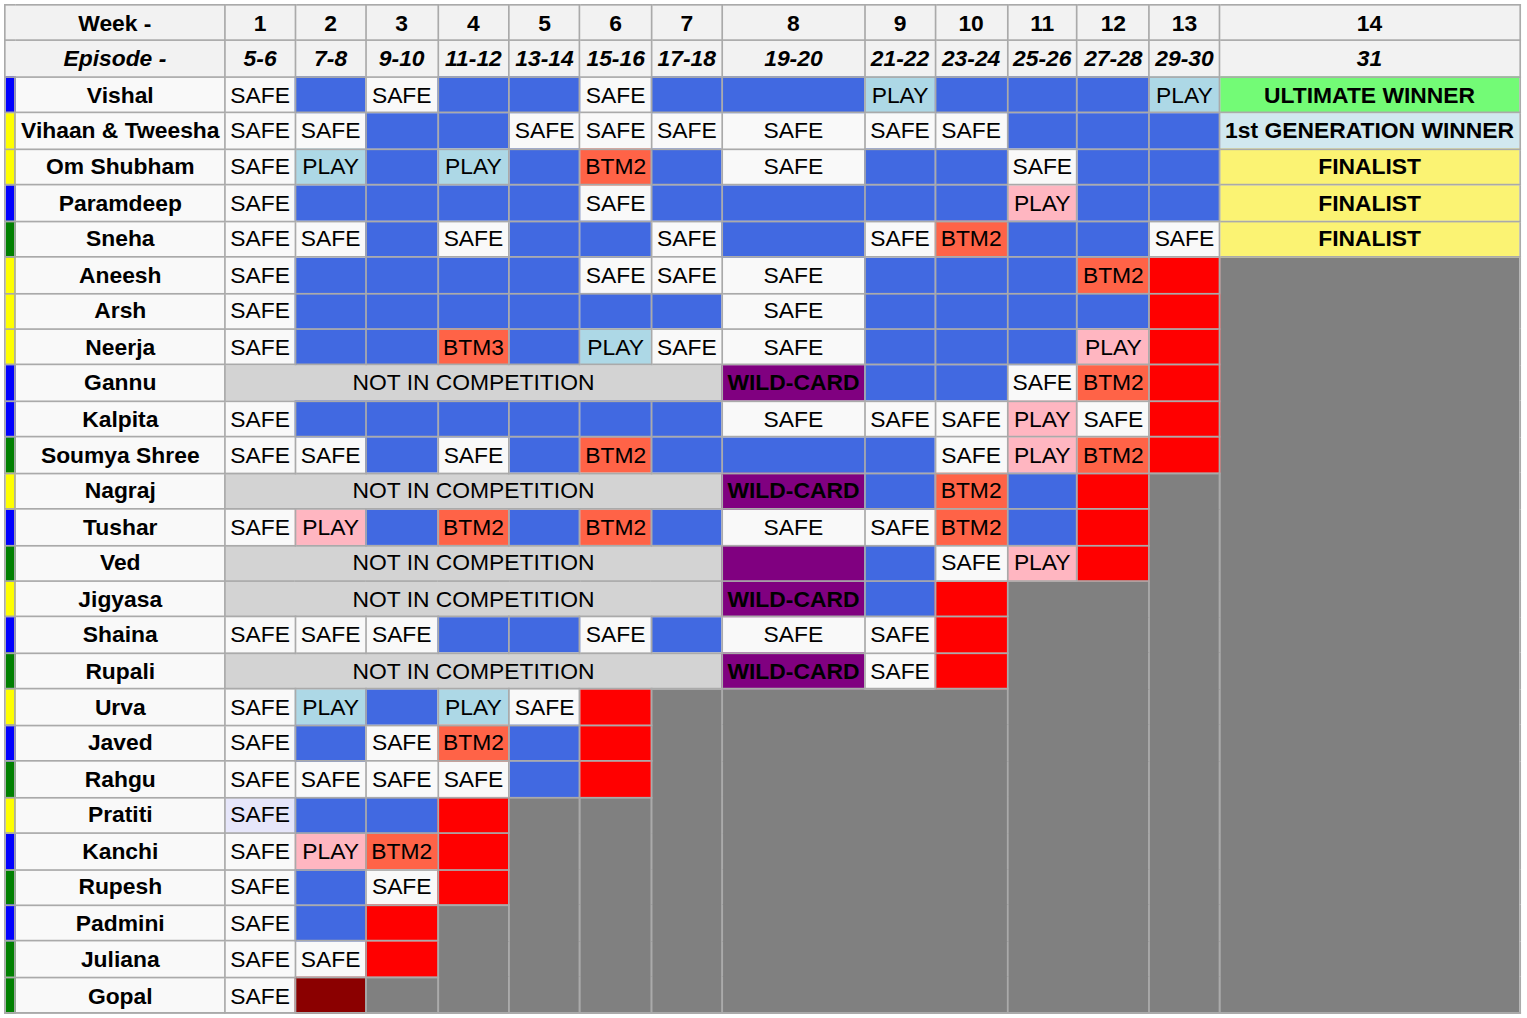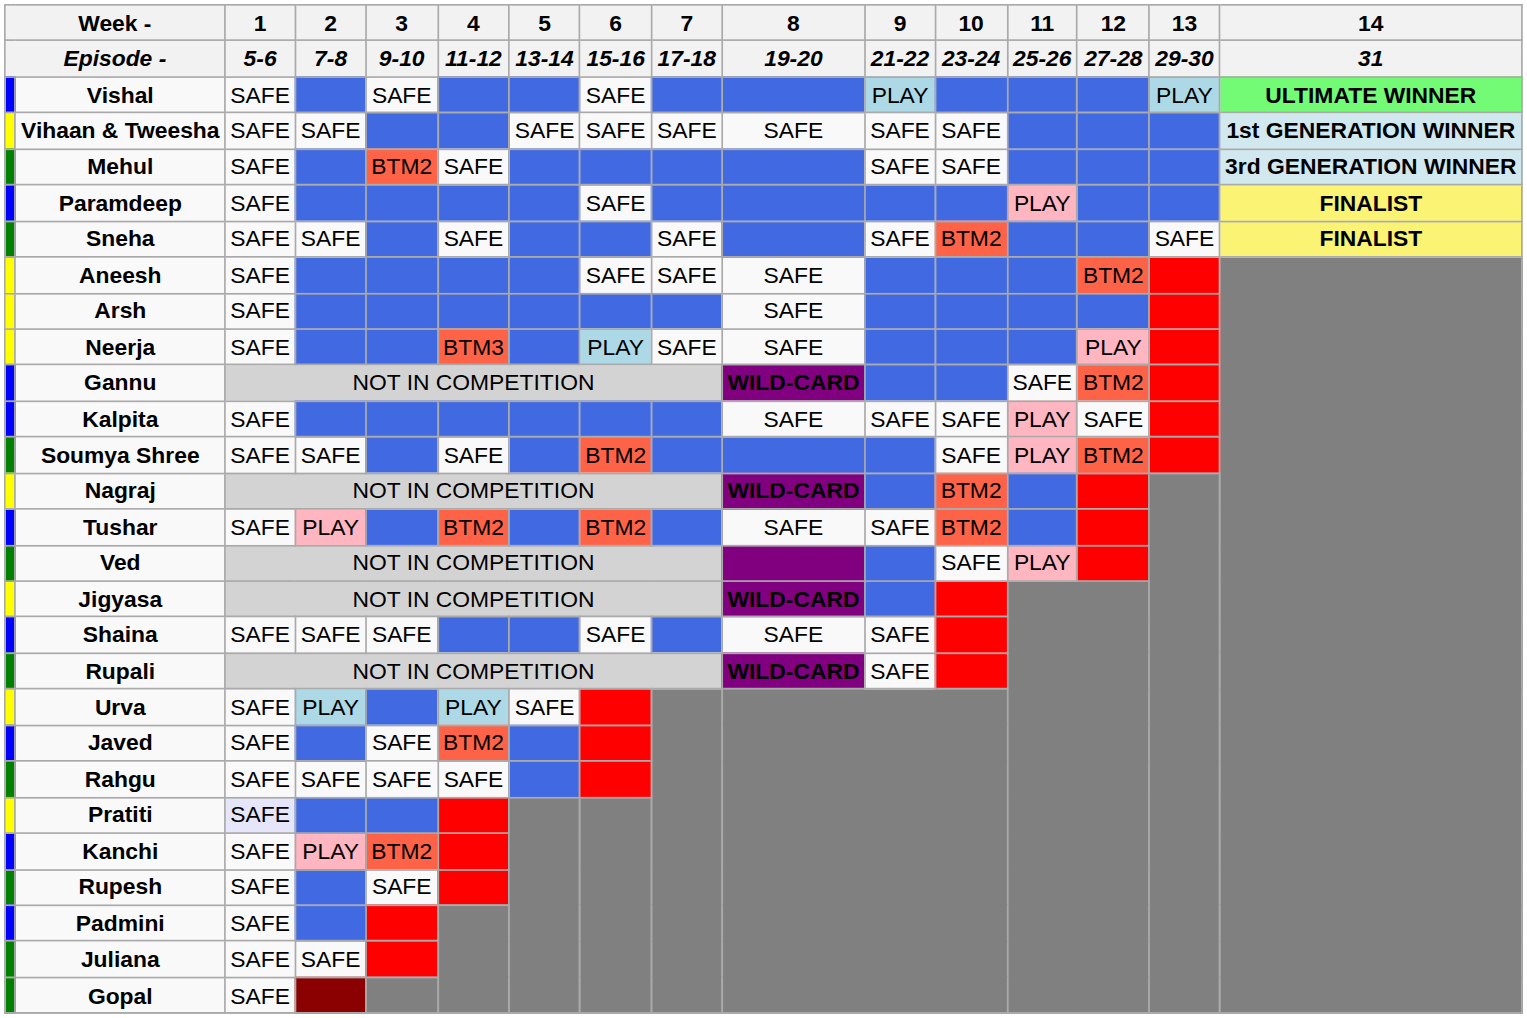+ row: (120, 167)
- row: (120, 167)
